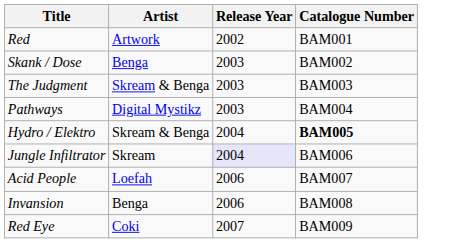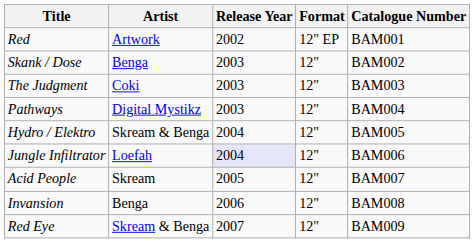+ column: (322, 16)
(161, 86) Skream & Benga -> (126, 86) Coki
(326, 132) bold -> (378, 132) normal
(134, 156) Skream -> (132, 156) Loefah
(132, 179) Loefah -> (134, 179) Skream
(230, 179) 2006 -> (230, 179) 2005
(126, 226) Coki -> (161, 226) Skream & Benga
